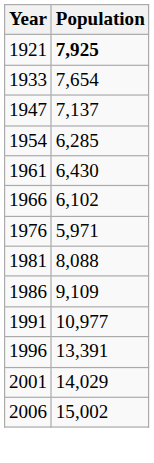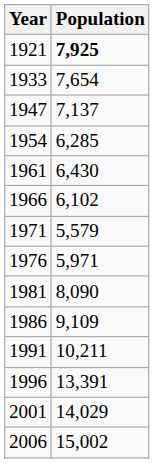+ row: (28, 230)
(77, 261) 8,088 -> (77, 291) 8,090
(82, 321) 10,977 -> (82, 351) 10,211
